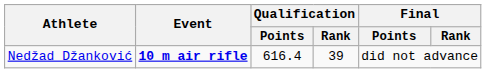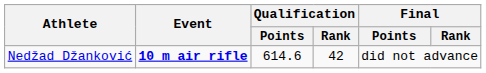(282, 56) 616.4 -> (282, 56) 614.6
(336, 56) 39 -> (336, 56) 42
